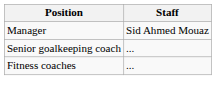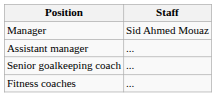+ row: (48, 48)
